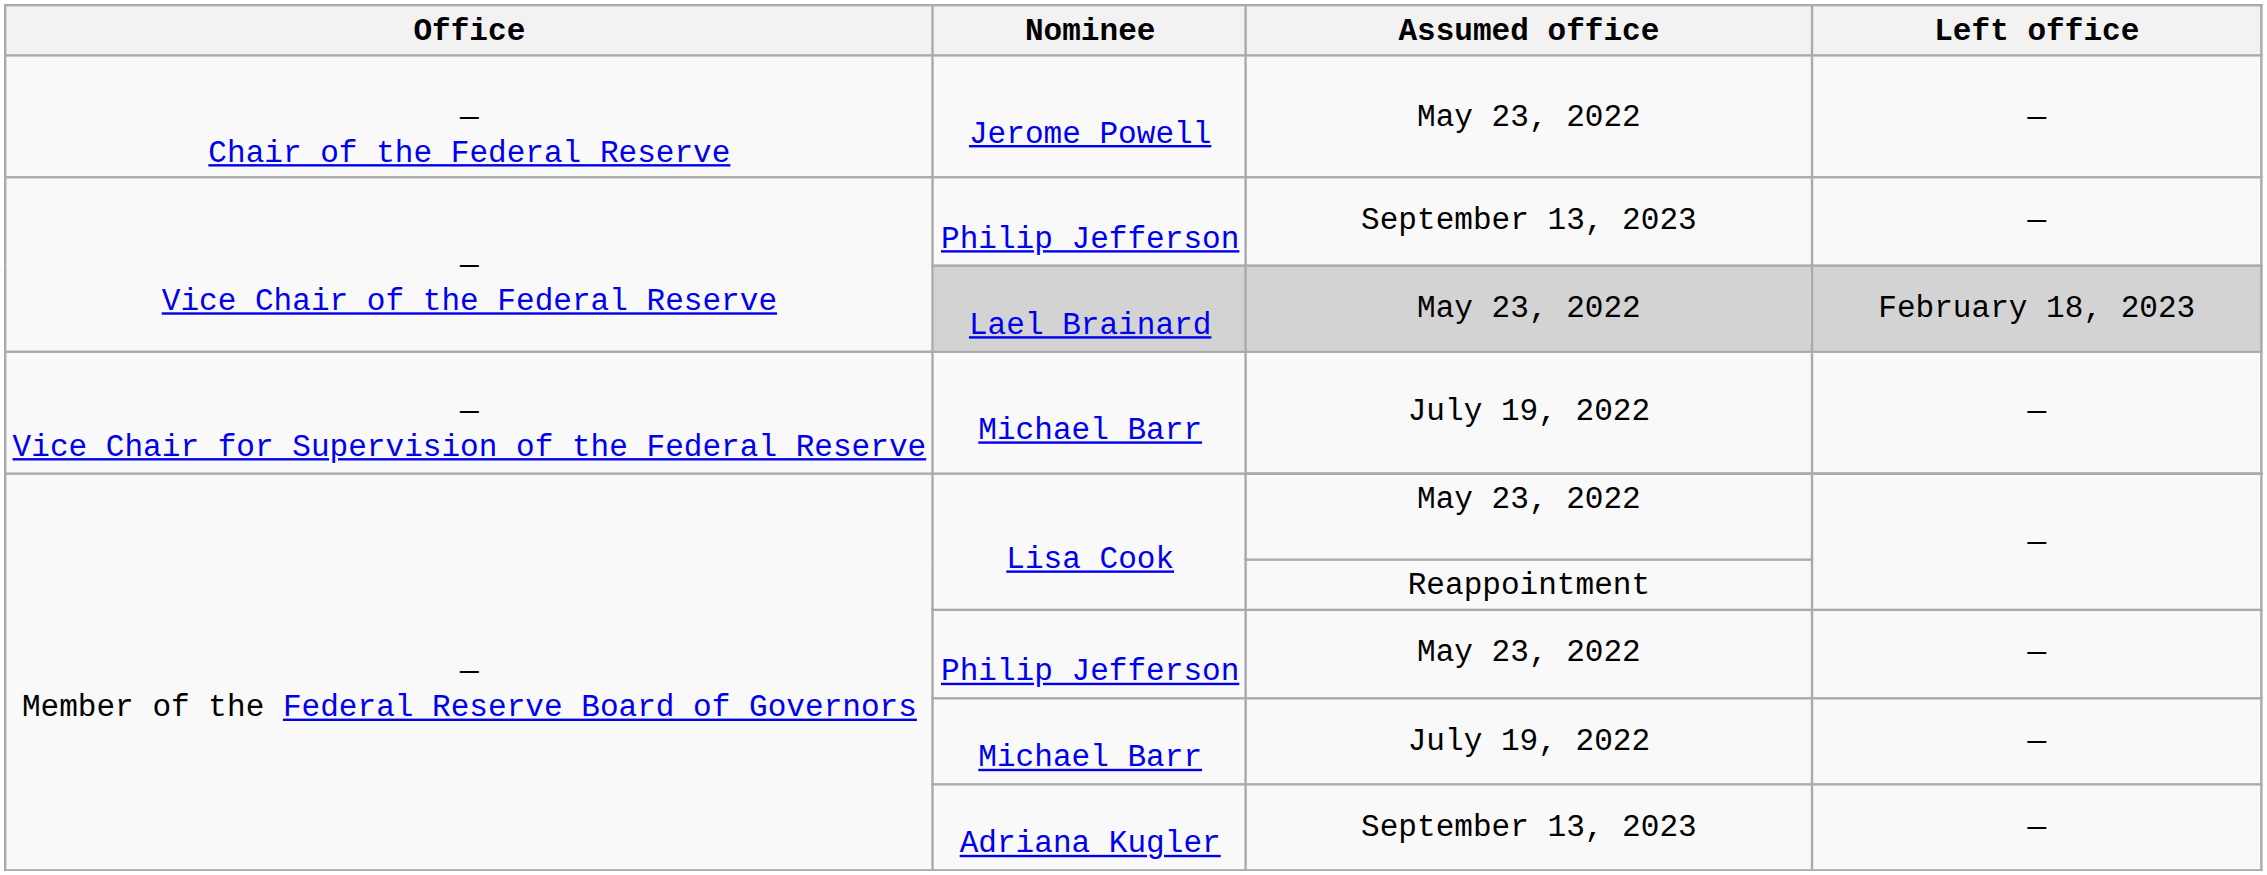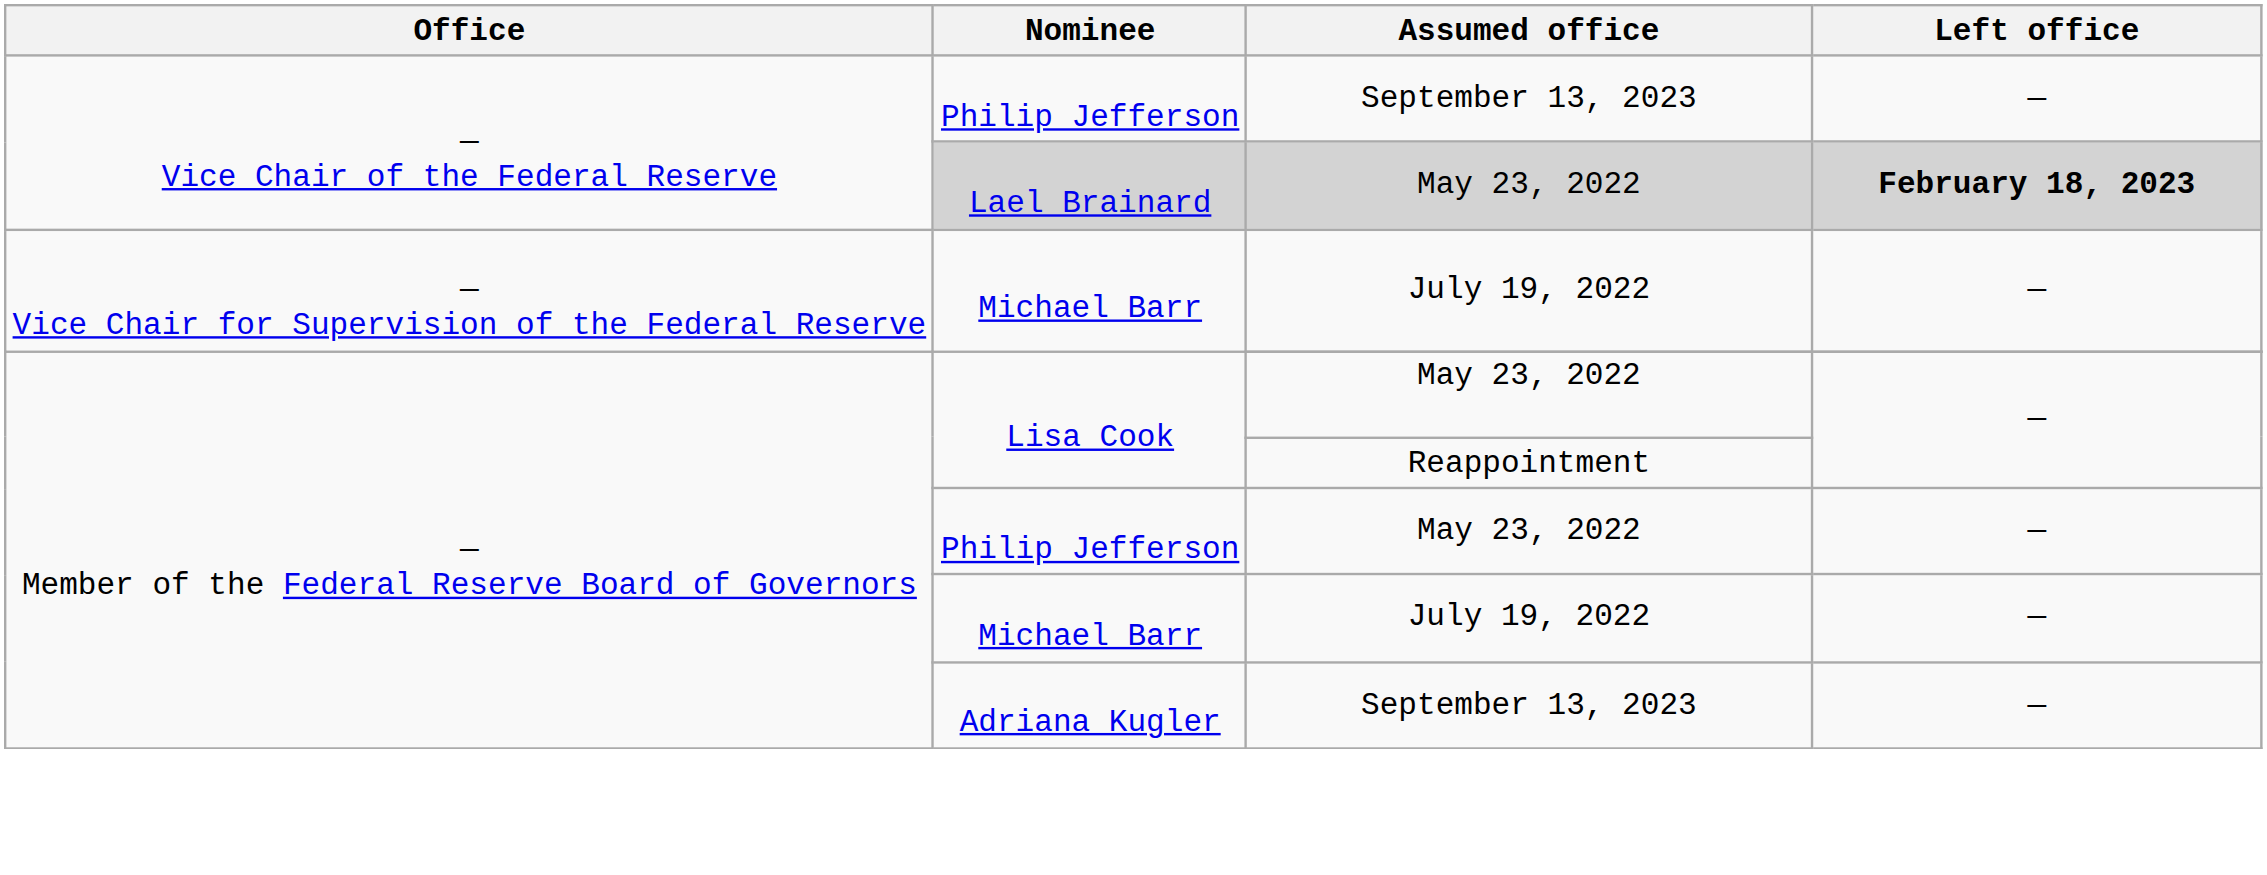- row: (1090, 135)
(2037, 308) normal -> (2037, 186) bold
